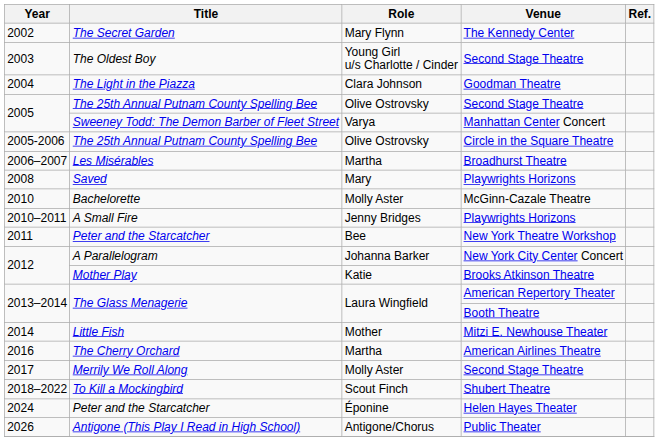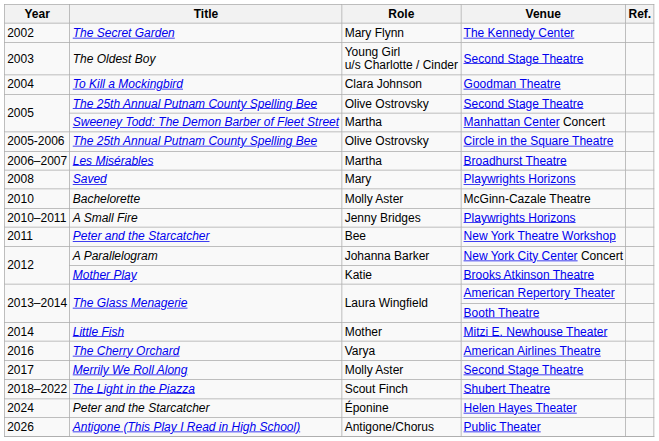(134, 84) The Light in the Piazza -> (128, 84) To Kill a Mockingbird
(360, 122) Varya -> (363, 122) Martha
(363, 351) Martha -> (360, 351) Varya
(128, 389) To Kill a Mockingbird -> (134, 389) The Light in the Piazza
